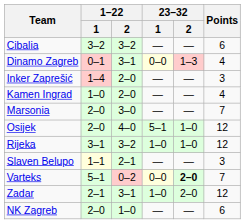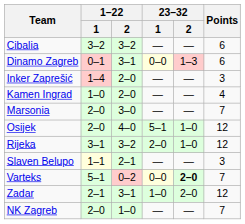(222, 62) 4 -> (222, 62) 6
(158, 144) 1–0 -> (158, 144) 2–0
(222, 210) 6 -> (222, 210) 7
